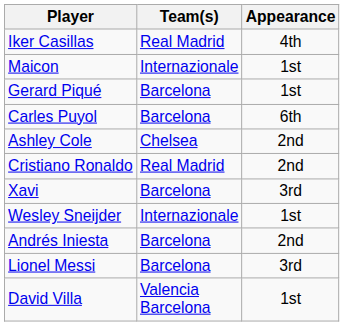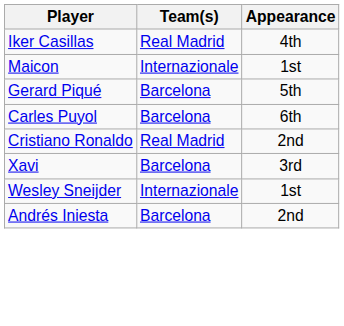(291, 91) 1st -> (291, 91) 5th
- row: (50, 141)
- row: (52, 265)
- row: (45, 299)
